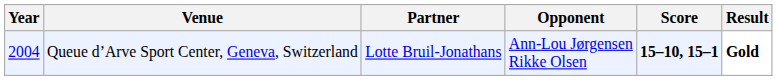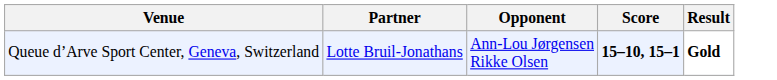- column: (24, 17)
